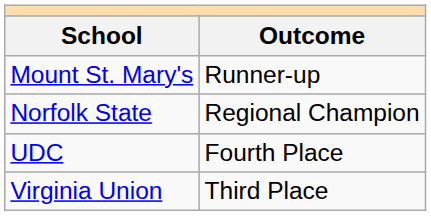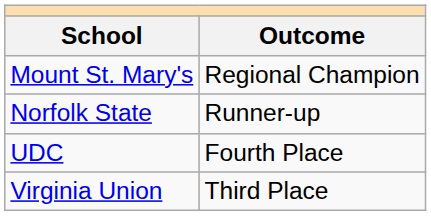(262, 74) Runner-up -> (312, 74) Regional Champion
(312, 113) Regional Champion -> (262, 113) Runner-up
